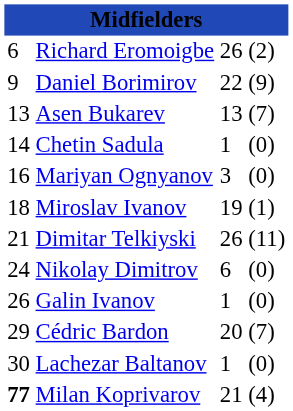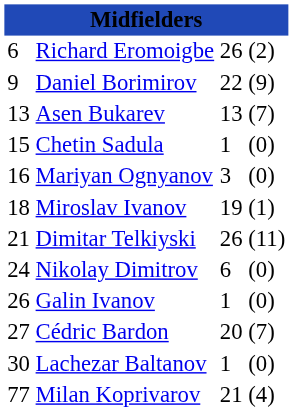(19, 144) 14 -> (19, 144) 15
(19, 332) 29 -> (19, 332) 27
(19, 394) bold -> (19, 394) normal
